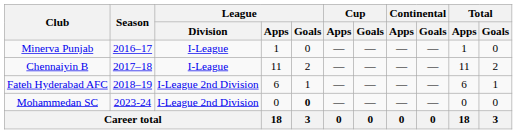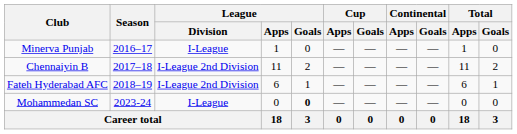(208, 66) I-League -> (208, 66) I-League 2nd Division
(208, 102) I-League 2nd Division -> (208, 102) I-League
